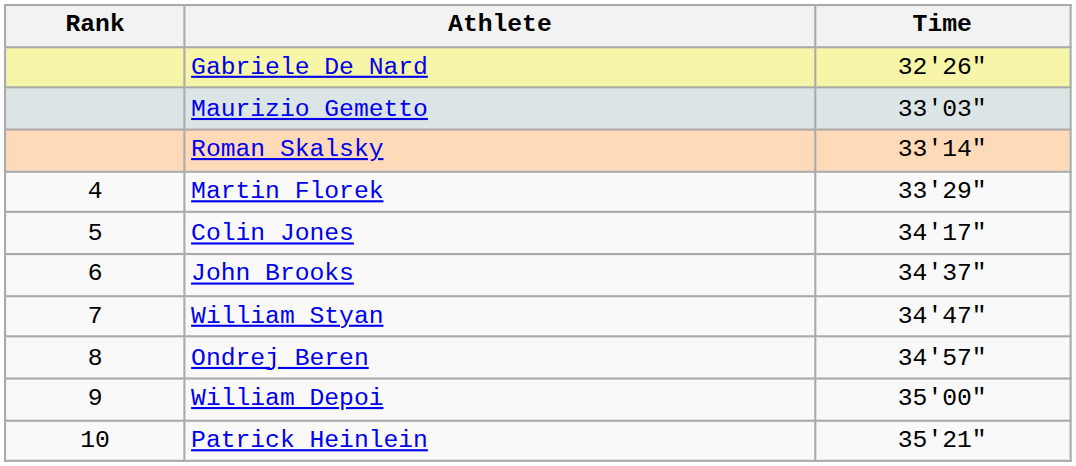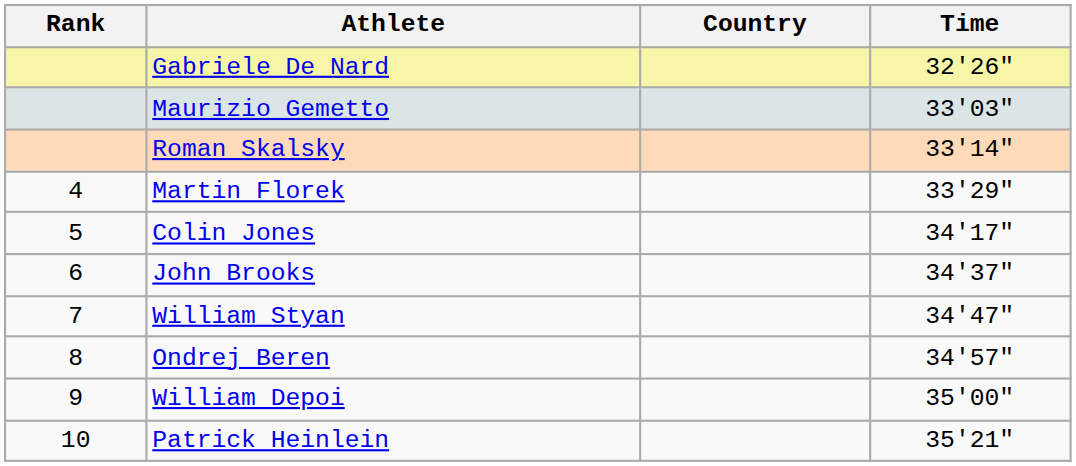+ column: (755, 25)
